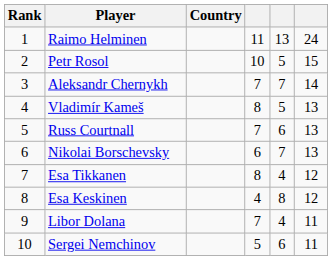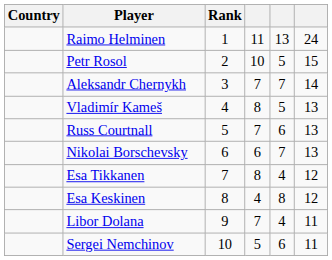columns swapped: (25, 15) <-> (216, 15)
